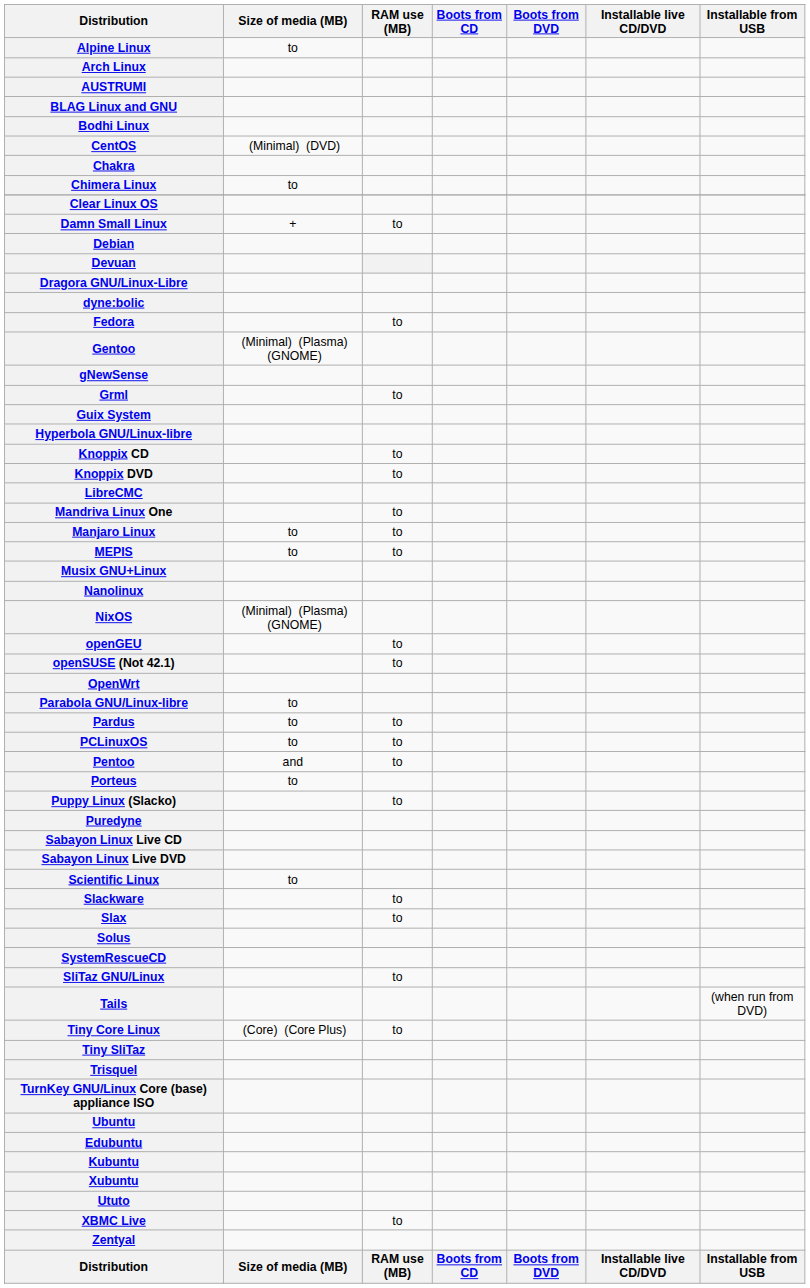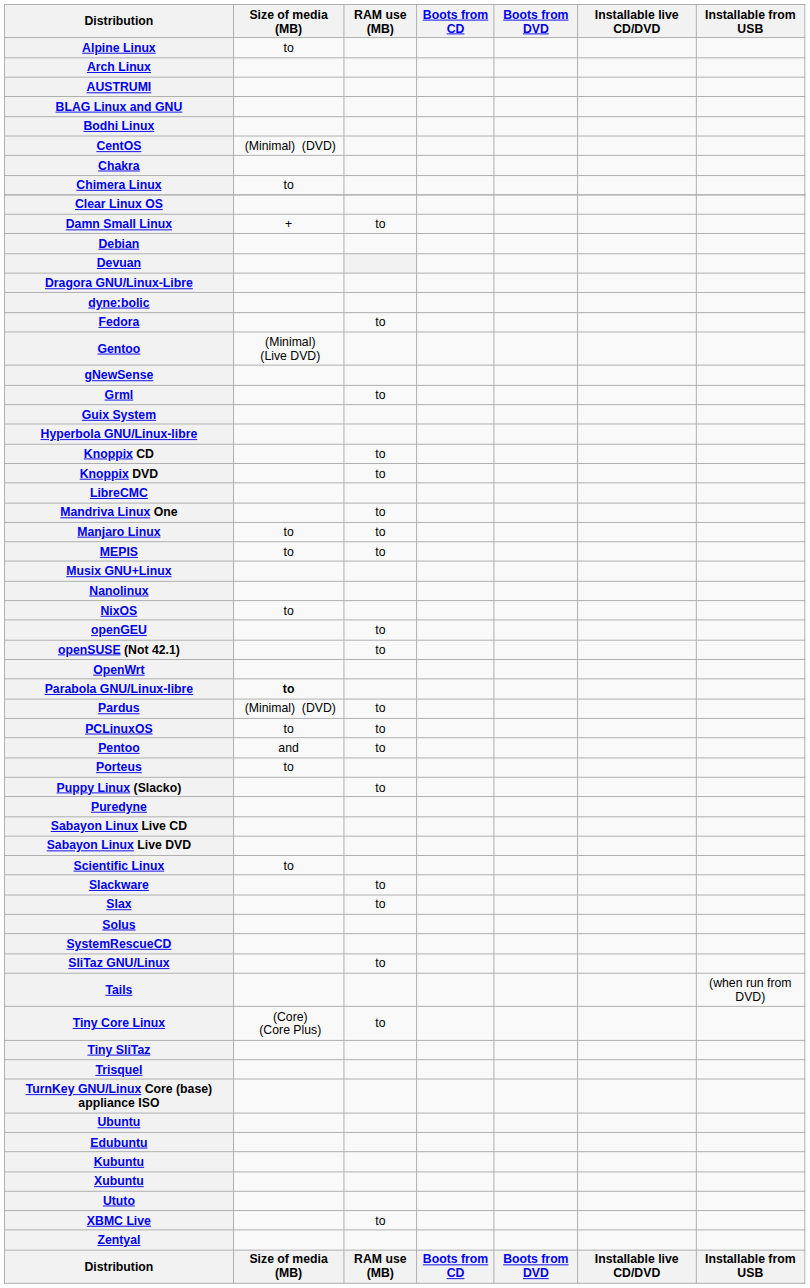(293, 349) (Minimal) (Plasma) (GNOME) -> (289, 349) (Minimal) (Live DVD)
(293, 618) (Minimal) (Plasma) (GNOME) -> (289, 611) to
(293, 703) normal -> (289, 689) bold
(293, 723) to -> (289, 709) (Minimal) (DVD)
